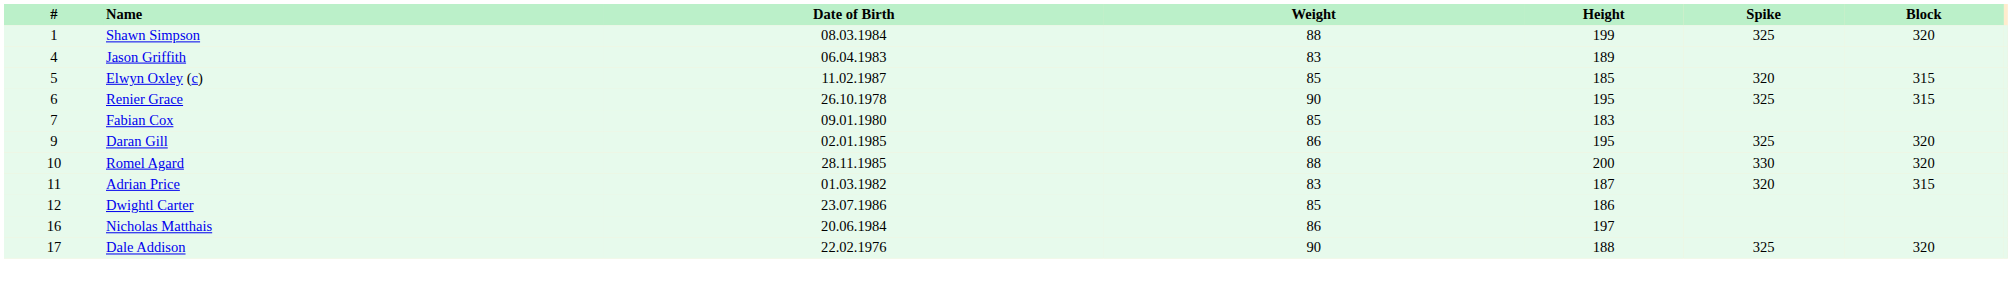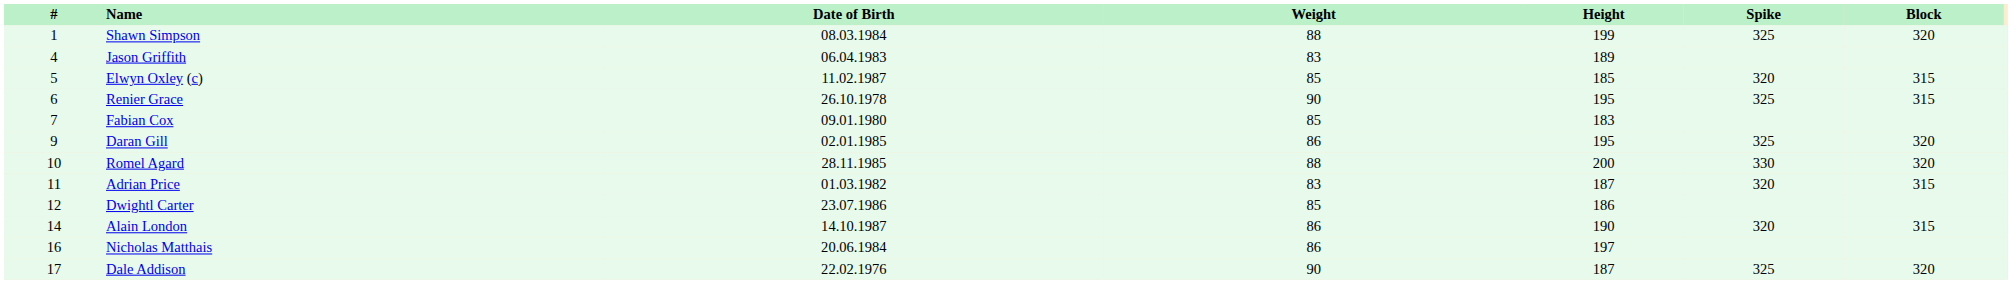+ row: (147, 226)
(1604, 247) 188 -> (1604, 269) 187
